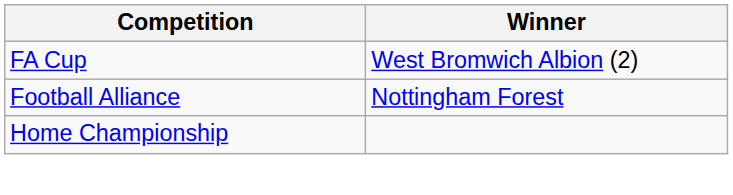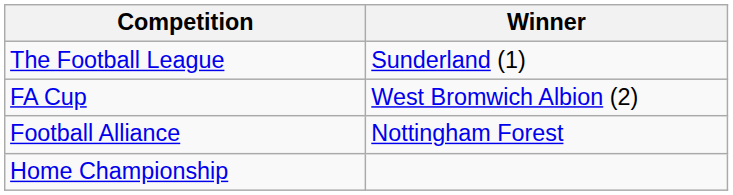+ row: (117, 60)
